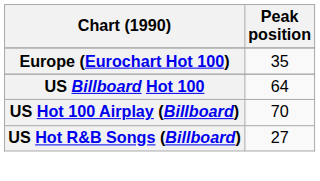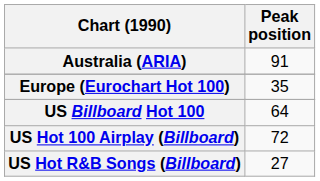+ row: (124, 61)
(280, 112) 70 -> (280, 138) 72
